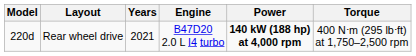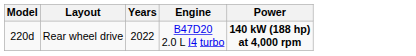- column: (362, 13)
(142, 36) 2021 -> (142, 36) 2022
